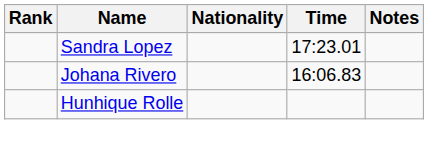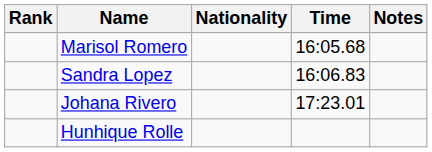+ row: (124, 47)
(326, 47) 17:23.01 -> (330, 75) 16:06.83
(326, 75) 16:06.83 -> (330, 103) 17:23.01
